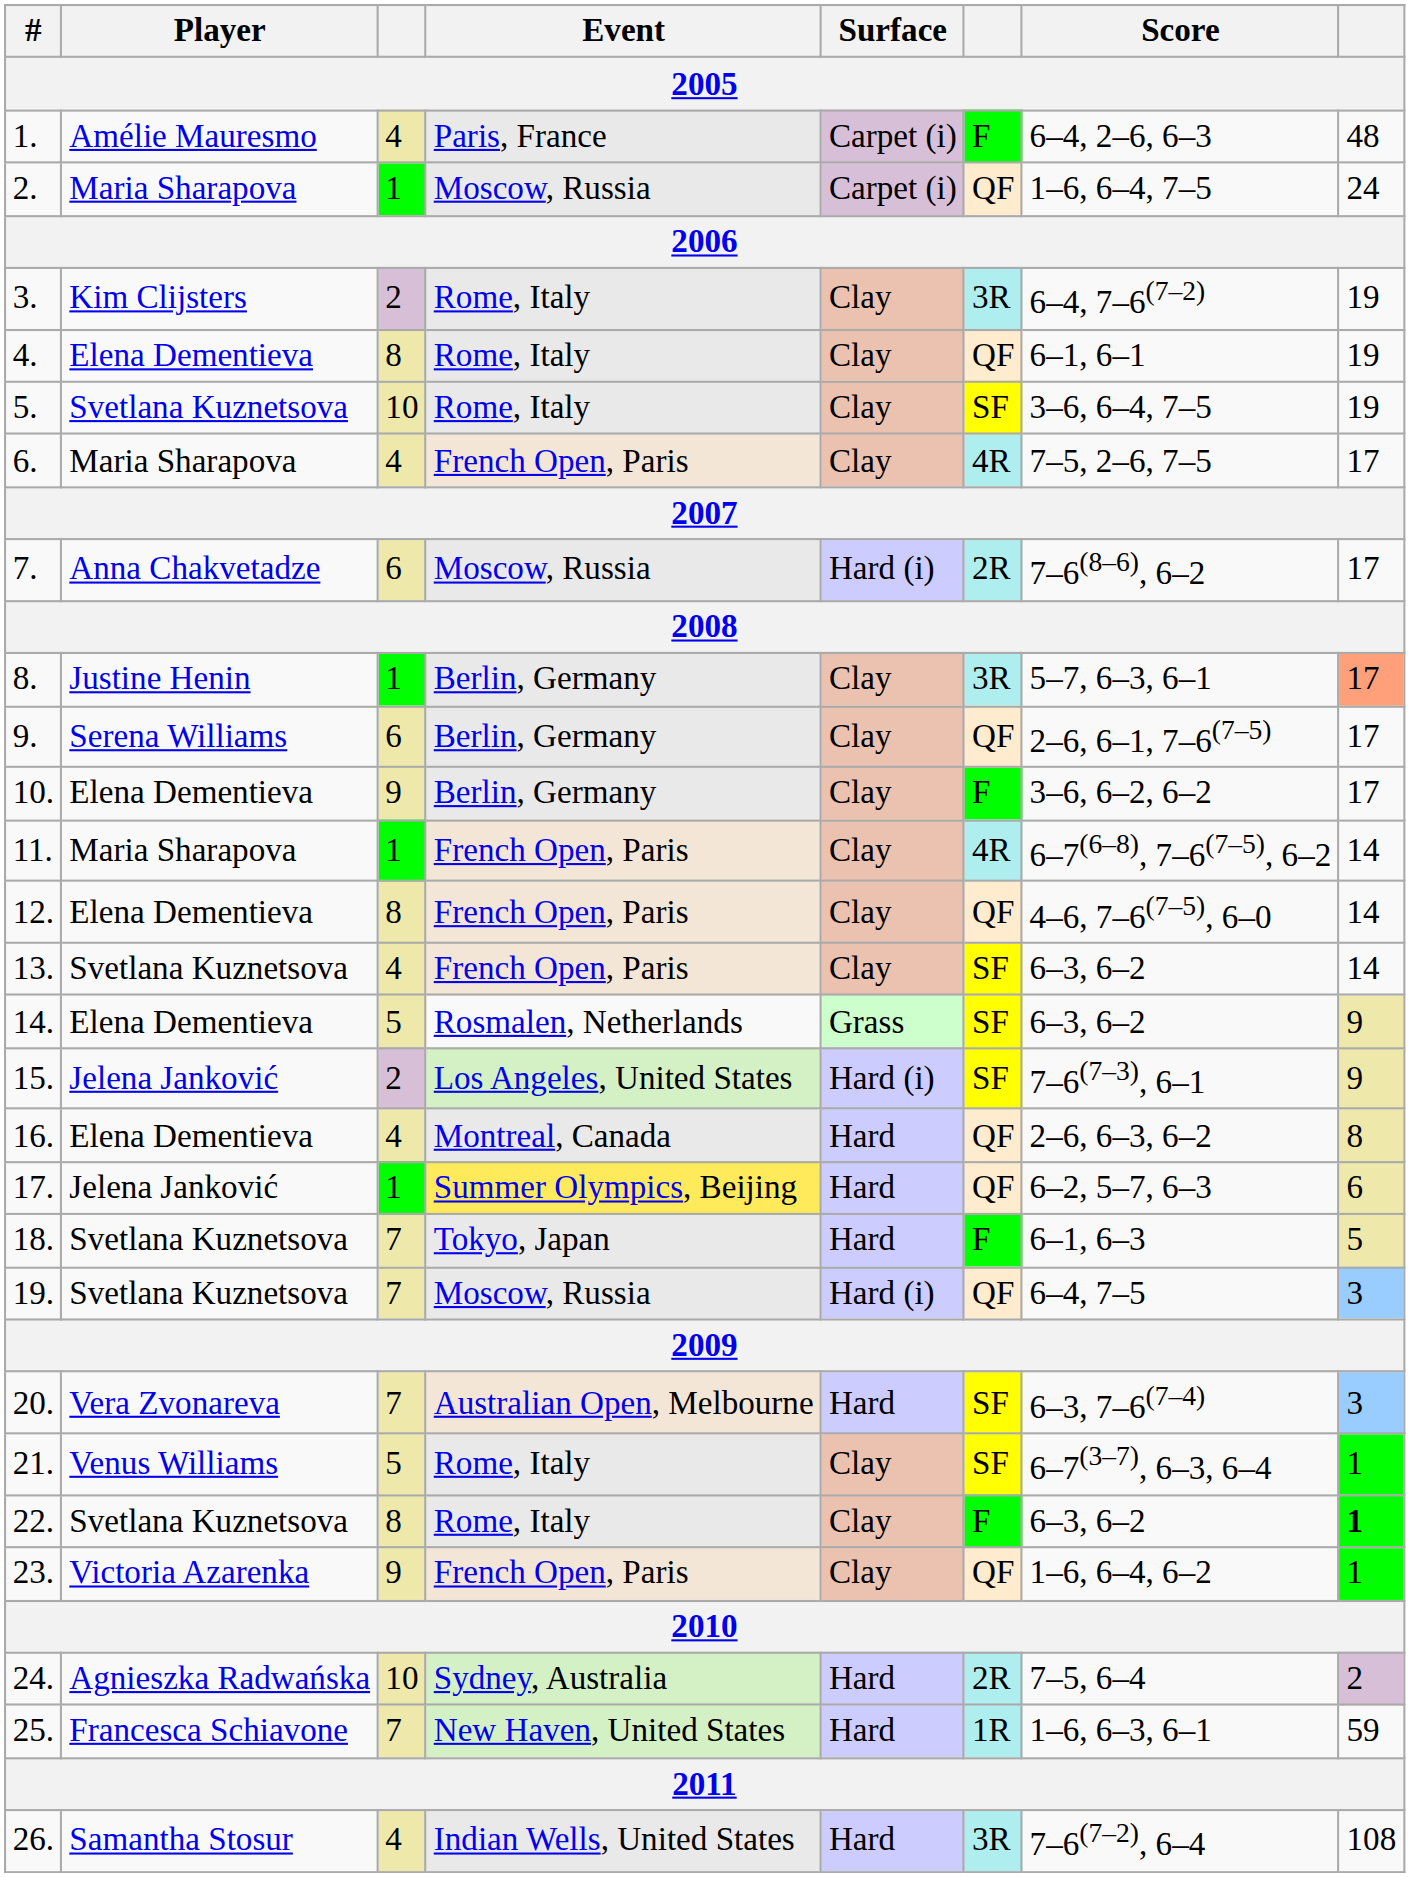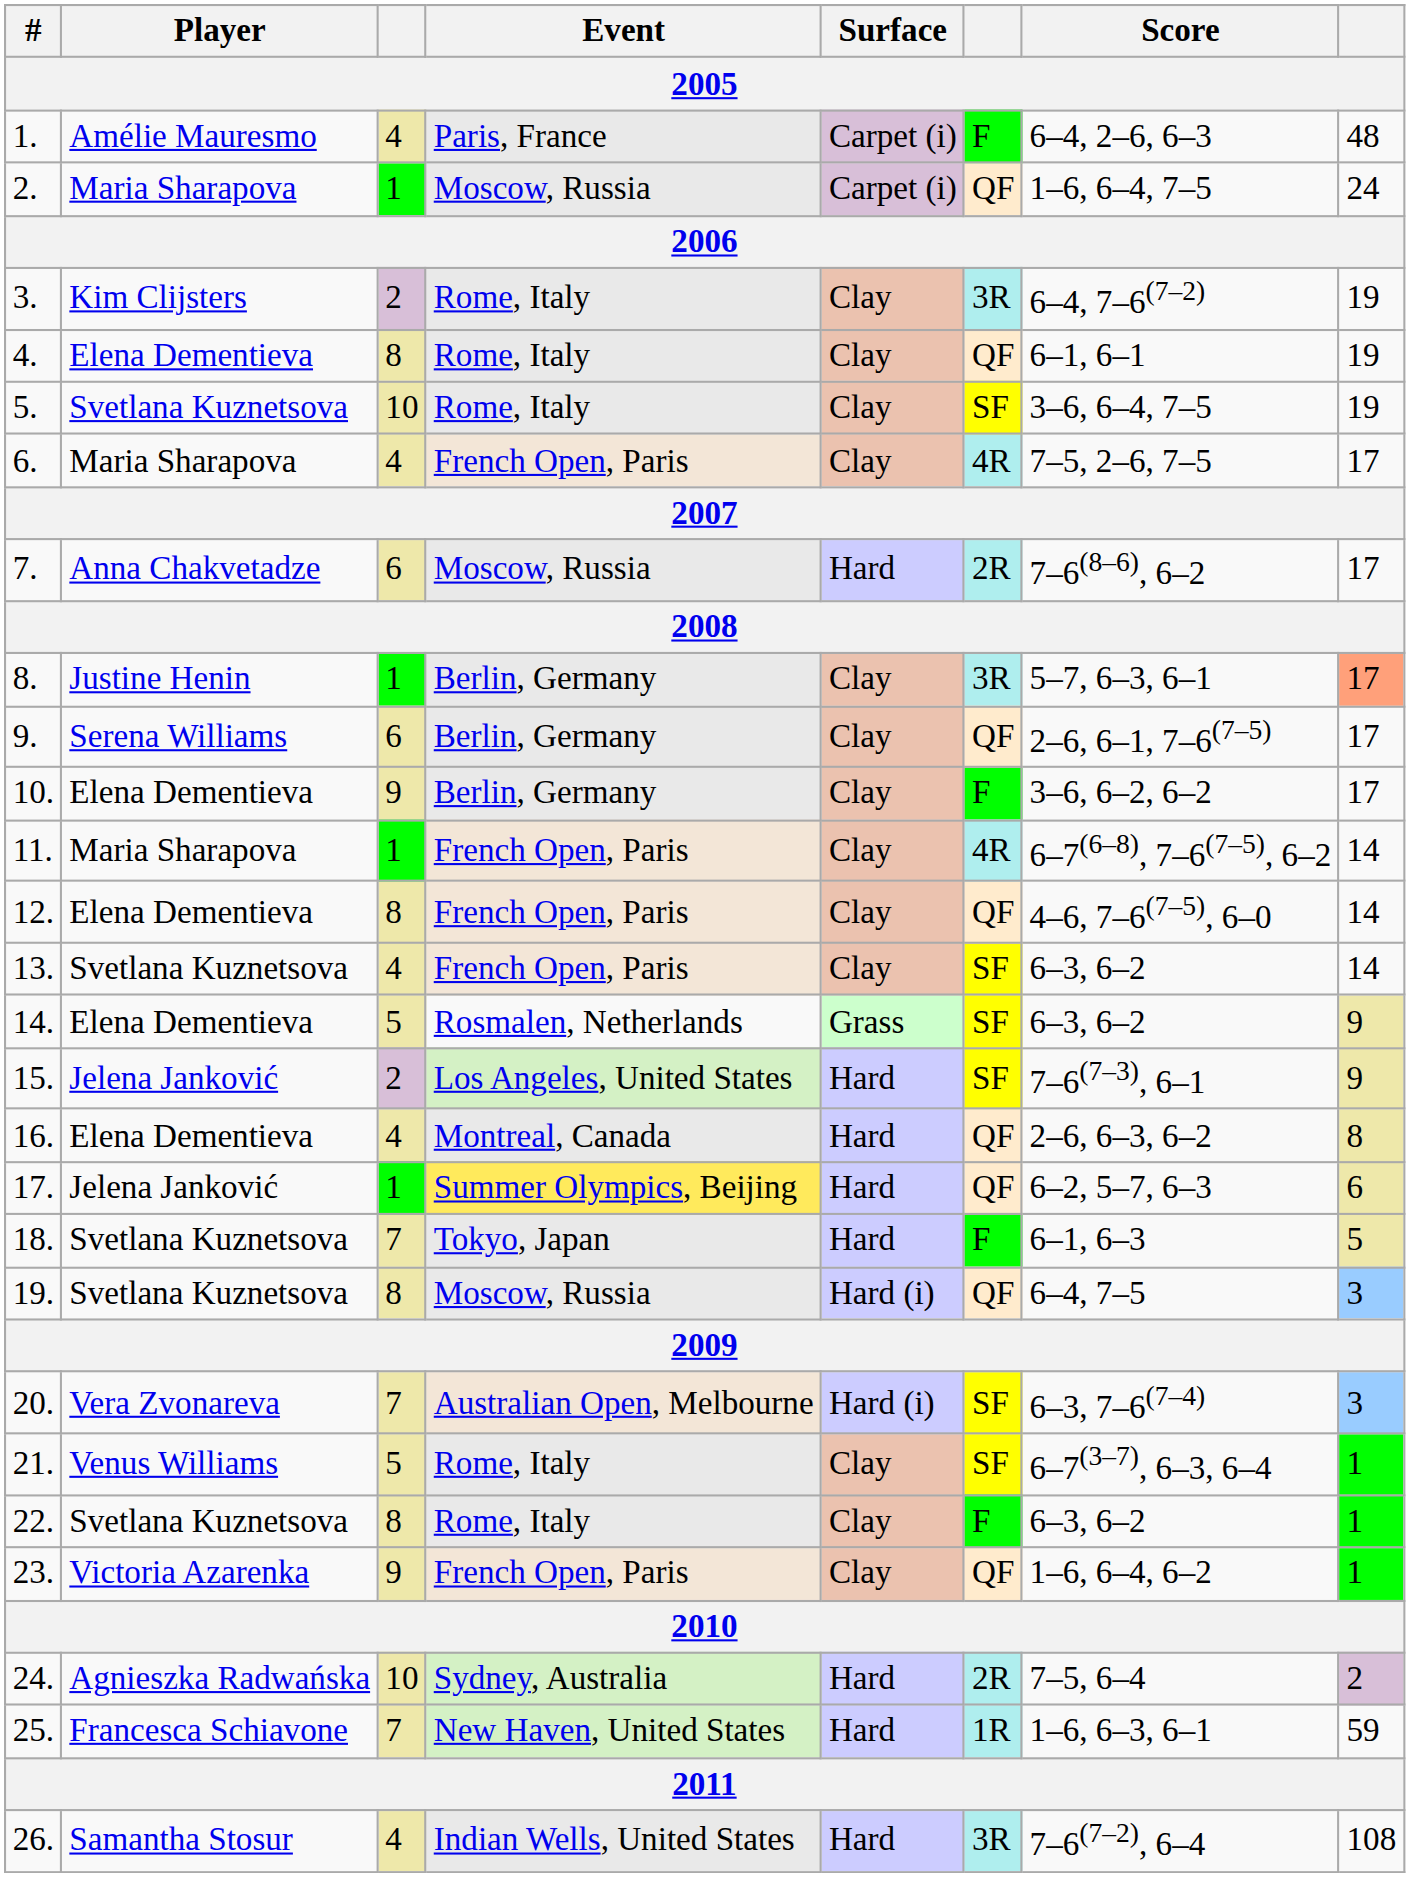(882, 569) Hard (i) -> (862, 569) Hard
(882, 1078) Hard (i) -> (862, 1078) Hard
(394, 1292) 7 -> (394, 1292) 8
(862, 1402) Hard -> (882, 1402) Hard (i)
(1355, 1520) bold -> (1355, 1520) normal
